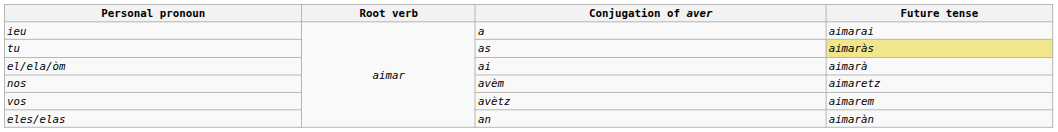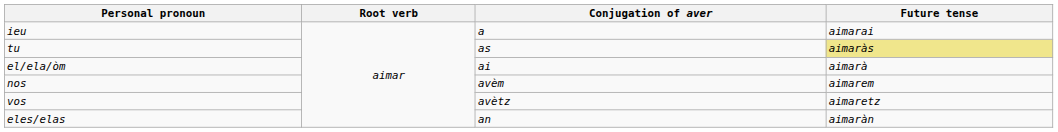(855, 84) aimaretz -> (851, 84) aimarem
(851, 101) aimarem -> (855, 101) aimaretz
